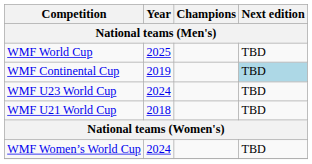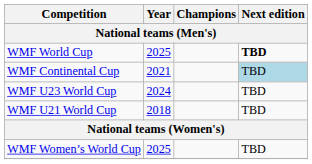(254, 52) normal -> (254, 52) bold
(159, 71) 2019 -> (159, 71) 2021
(159, 149) 2024 -> (159, 149) 2025
